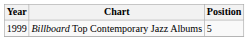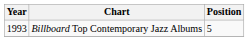(17, 28) 1999 -> (17, 28) 1993
